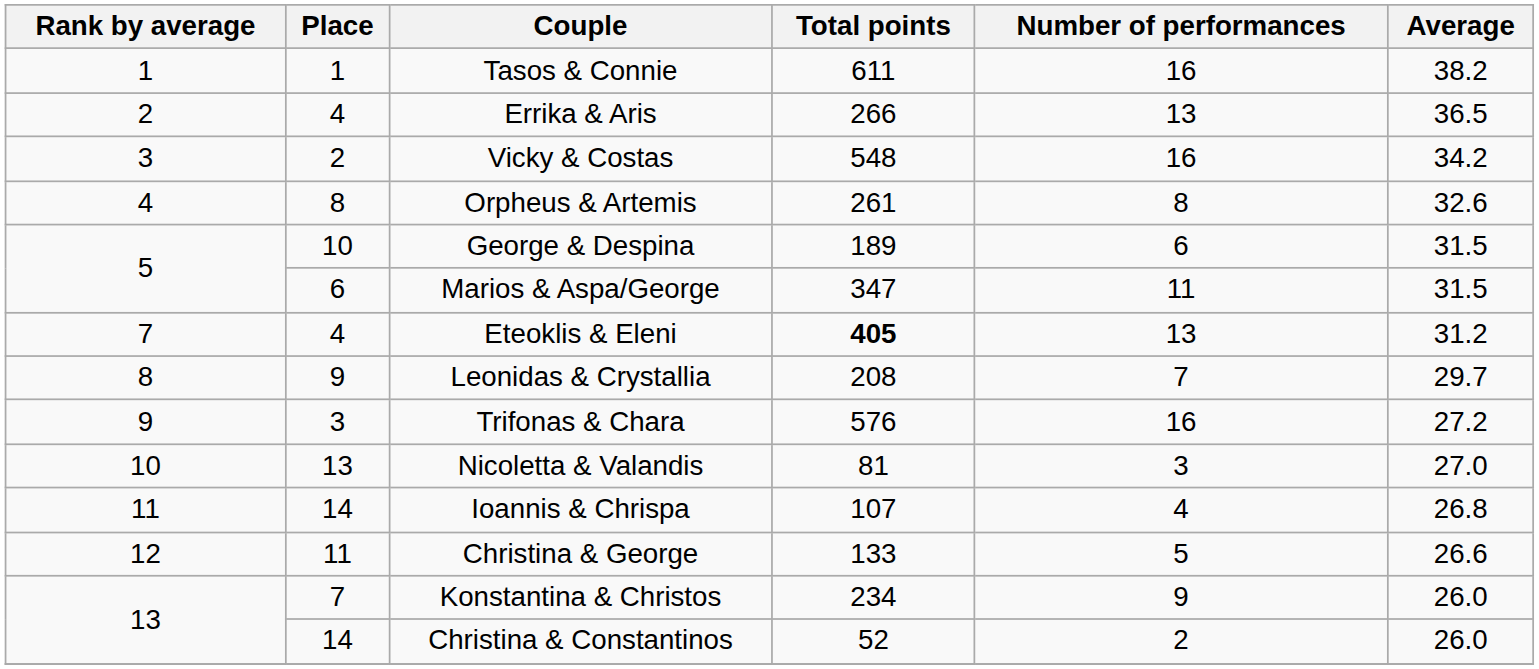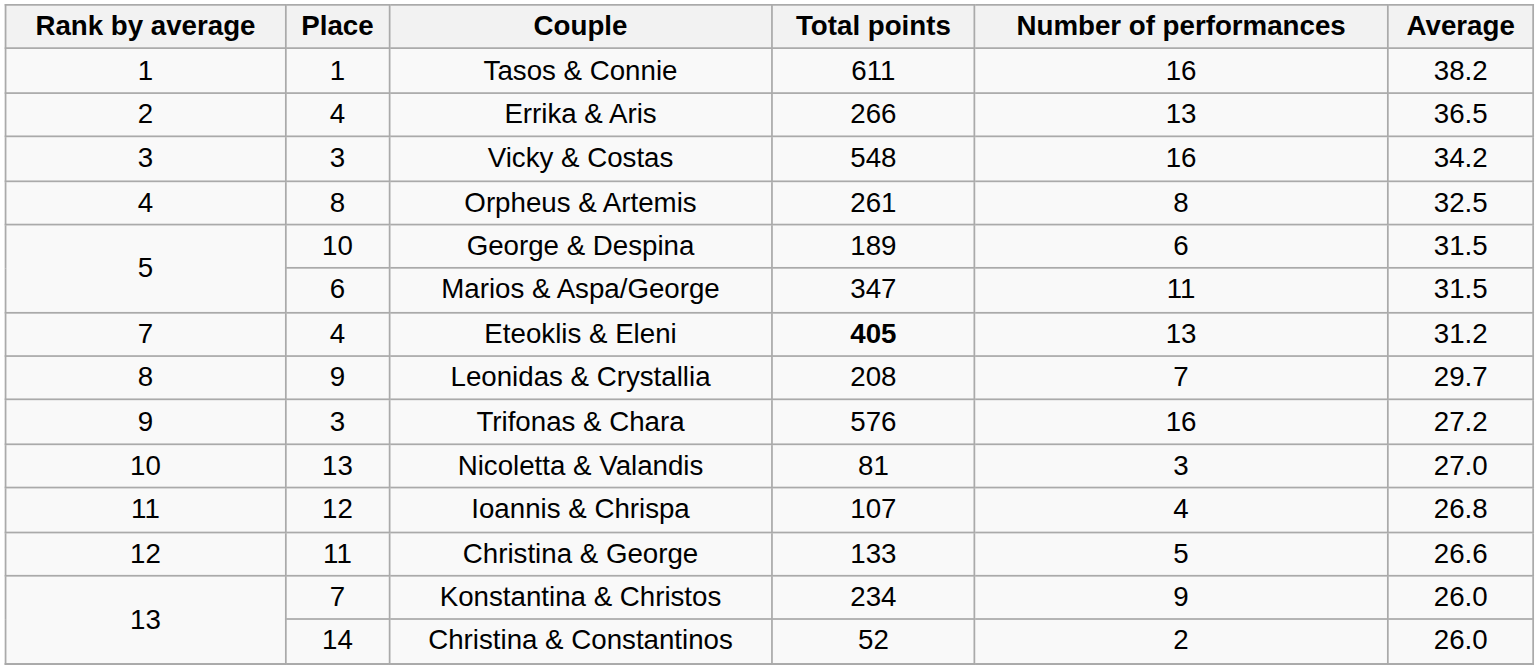(337, 158) 2 -> (337, 158) 3
(1461, 202) 32.6 -> (1461, 202) 32.5
(337, 509) 14 -> (337, 509) 12
